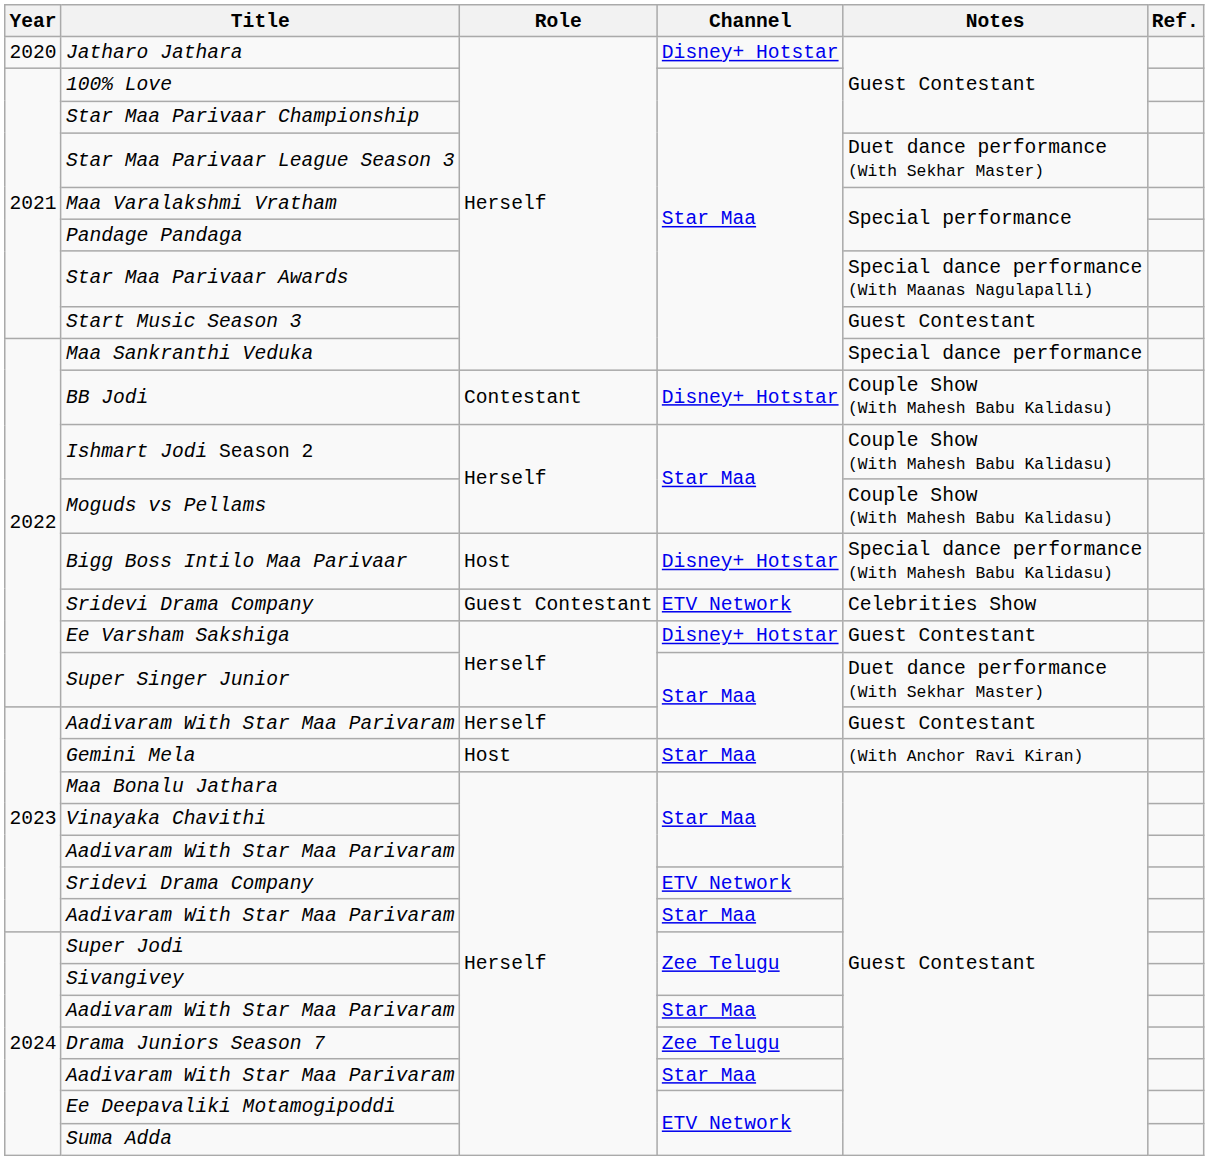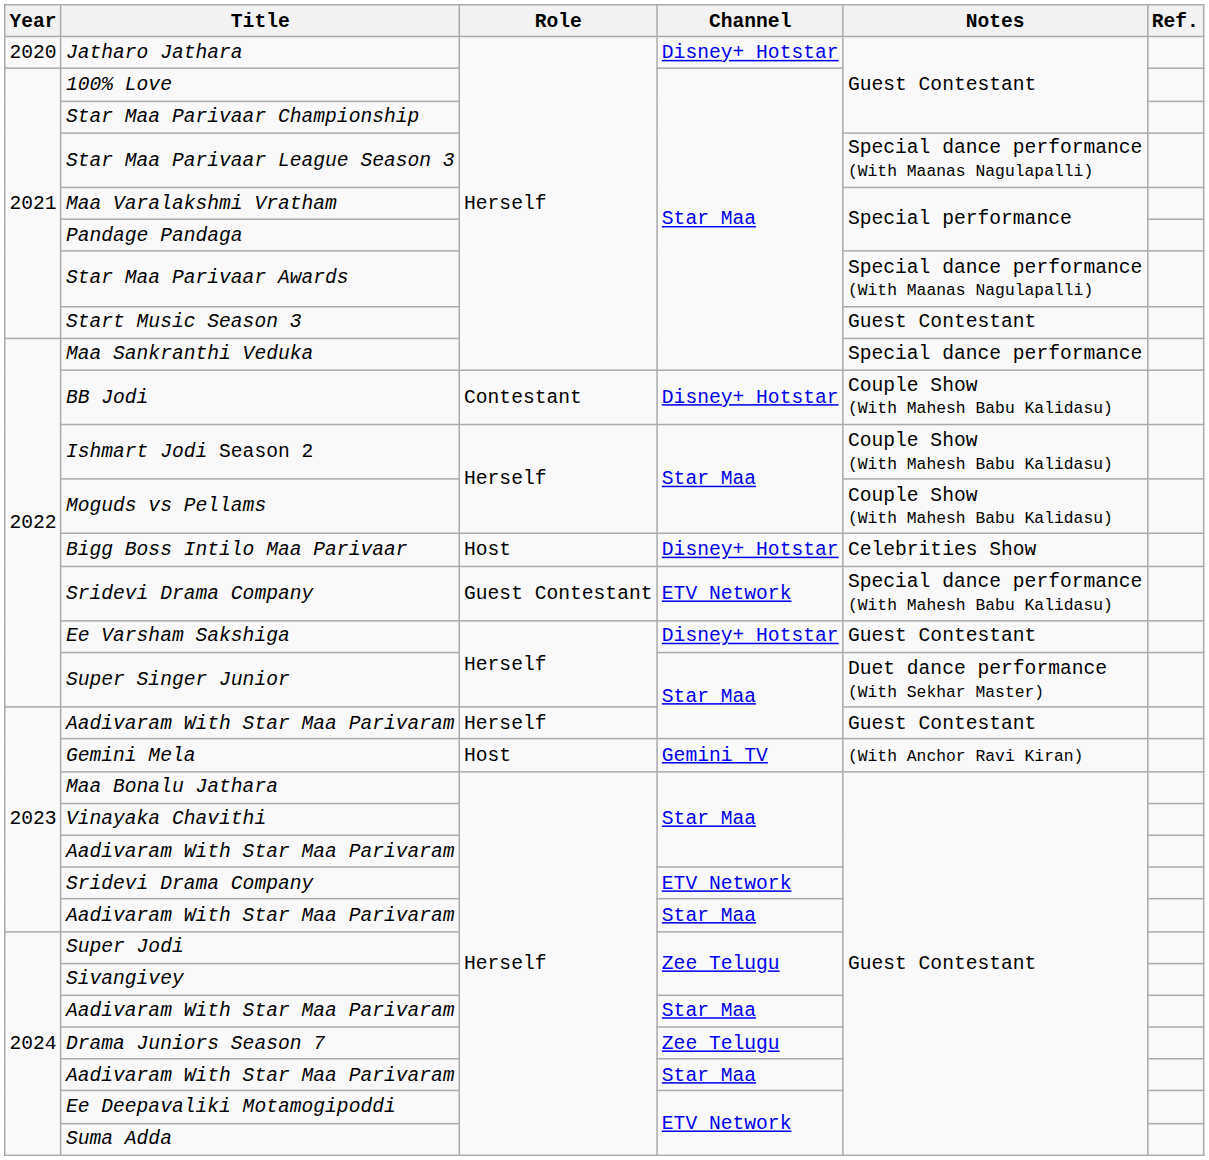(977, 159) Duet dance performance (With Sekhar Master) -> (995, 159) Special dance performance (With Maanas Nagulapalli)
(995, 560) Special dance performance (With Mahesh Babu Kalidasu) -> (942, 550) Celebrities Show
(942, 605) Celebrities Show -> (995, 592) Special dance performance (With Mahesh Babu Kalidasu)
(709, 755) Star Maa -> (715, 755) Gemini TV
